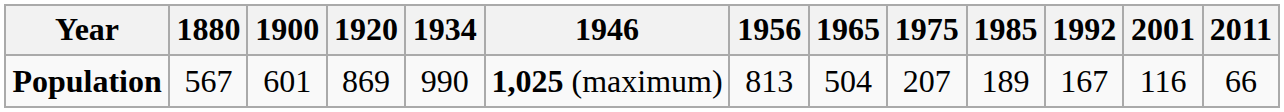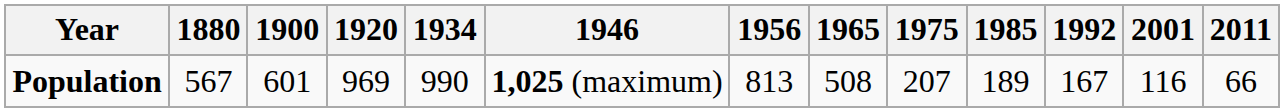(366, 80) 869 -> (366, 80) 969
(848, 80) 504 -> (848, 80) 508
